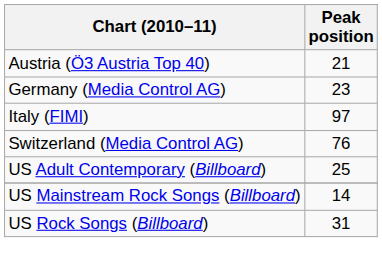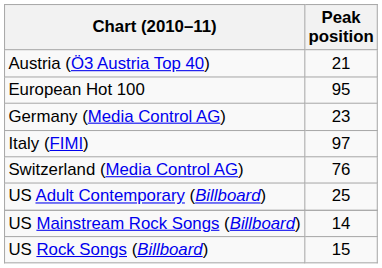+ row: (77, 90)
(341, 223) 31 -> (341, 249) 15
